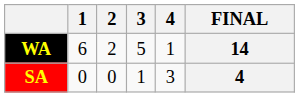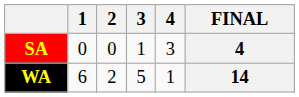rows swapped: (36, 48) <-> (36, 77)
